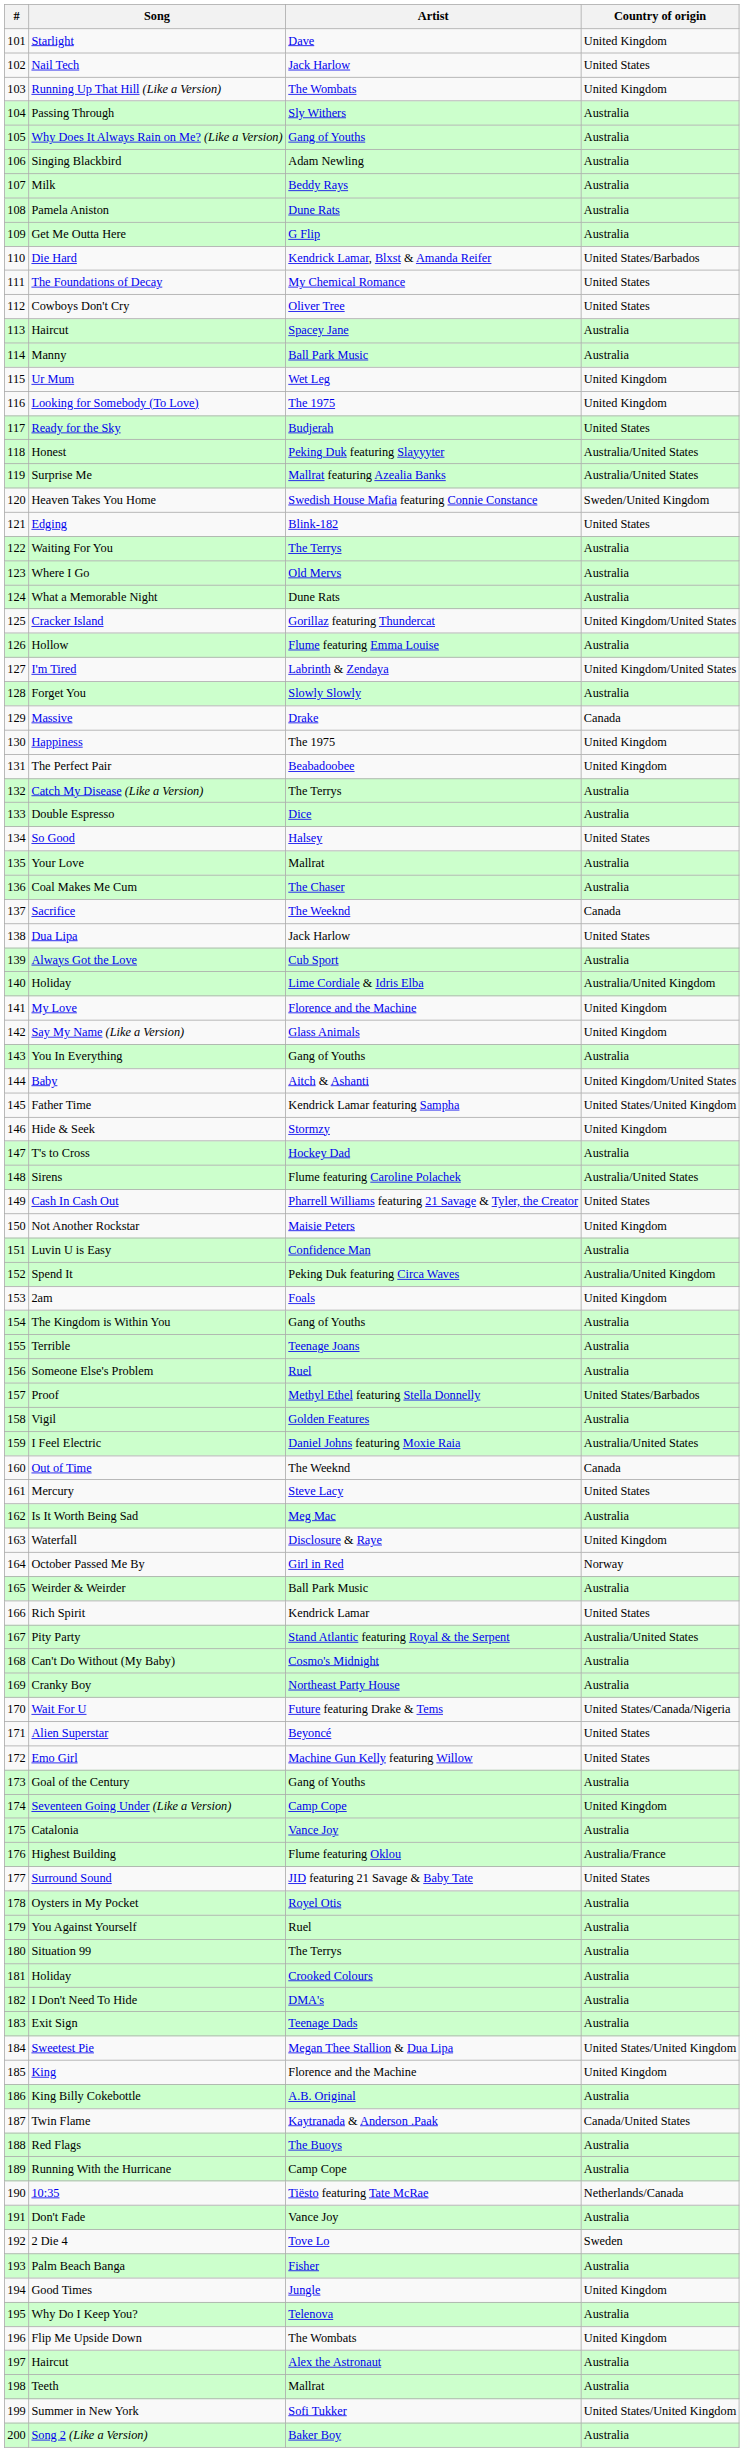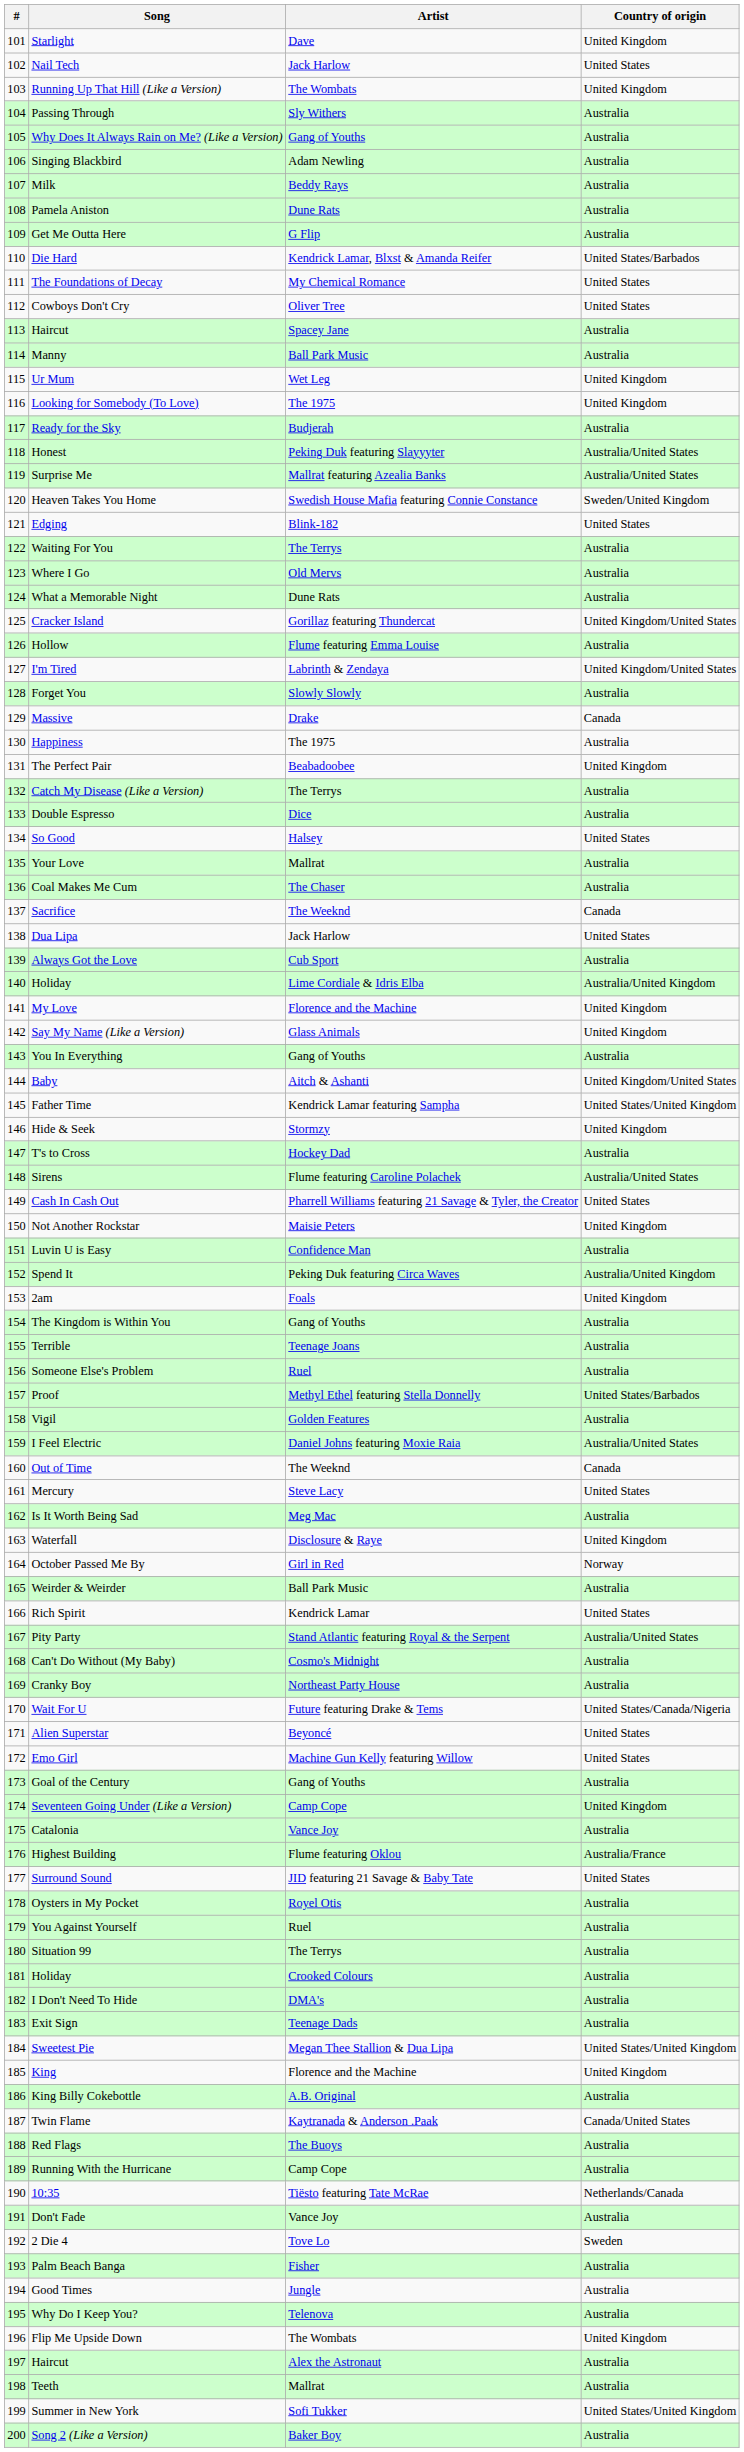(617, 427) United States -> (606, 427) Australia
(625, 742) United Kingdom -> (606, 742) Australia
(625, 2289) United Kingdom -> (606, 2289) Australia
